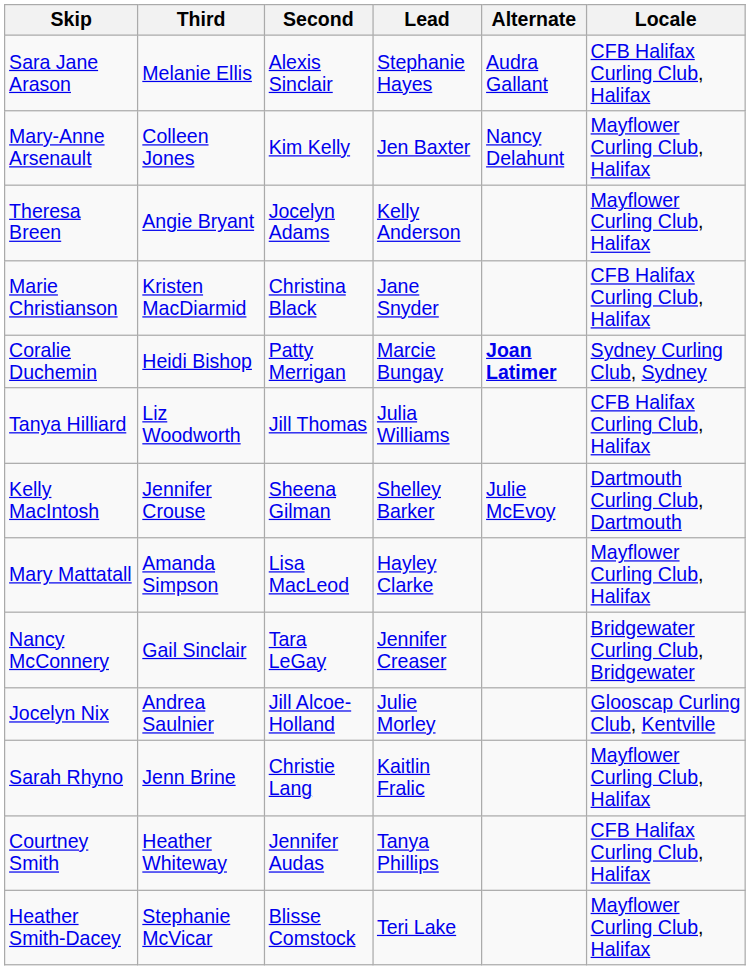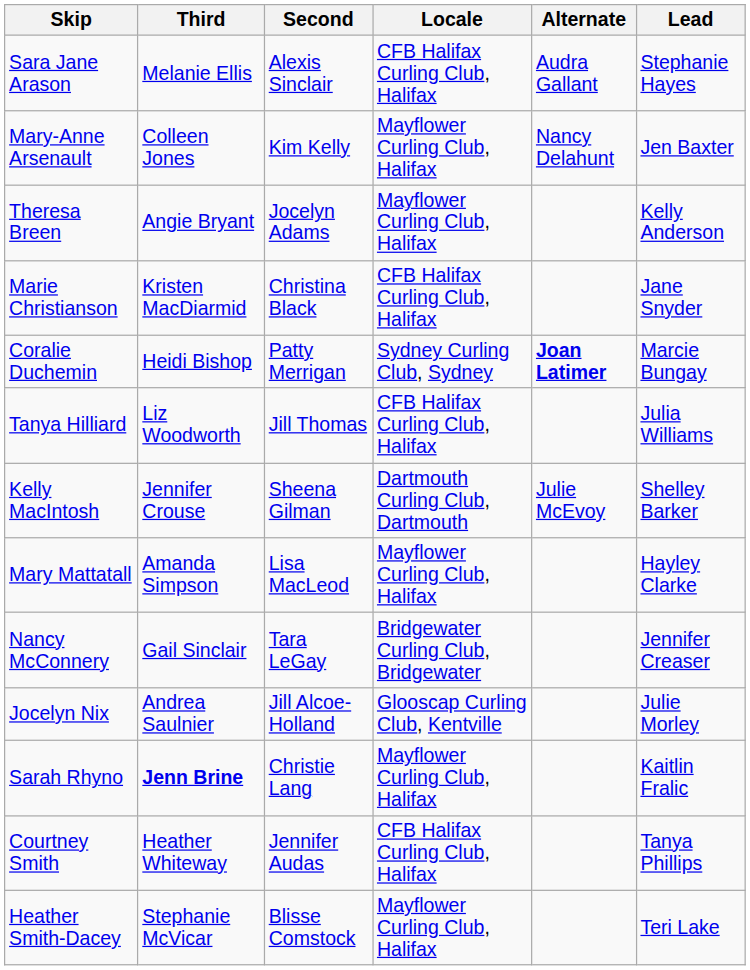columns swapped: (427, 19) <-> (666, 19)
(189, 777) normal -> (193, 777) bold
